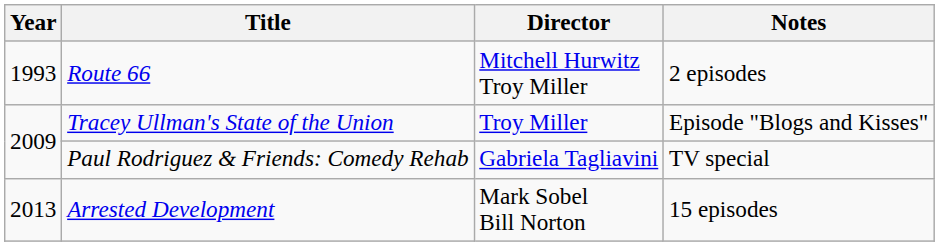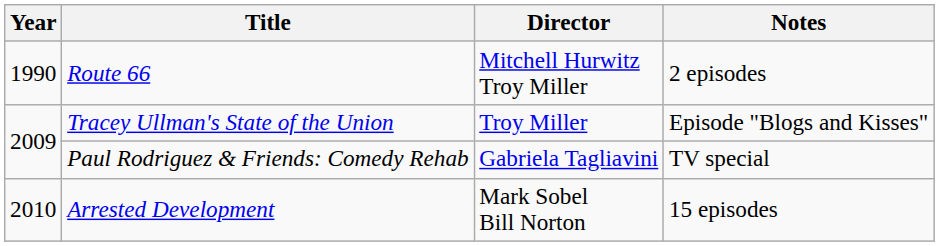(33, 72) 1993 -> (33, 72) 1990
(33, 209) 2013 -> (33, 209) 2010
